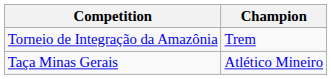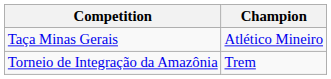rows swapped: (63, 62) <-> (113, 39)
